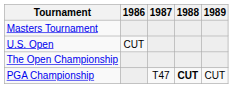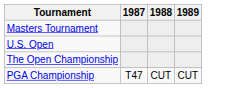- column: (134, 12)
(188, 76) bold -> (161, 76) normal
